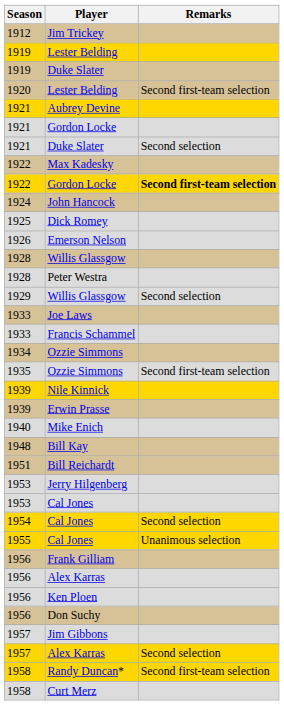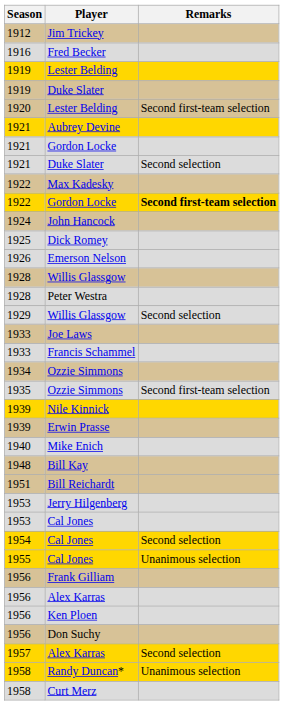+ row: (19, 52)
- row: (19, 634)
(205, 671) Second first-team selection -> (190, 671) Unanimous selection
